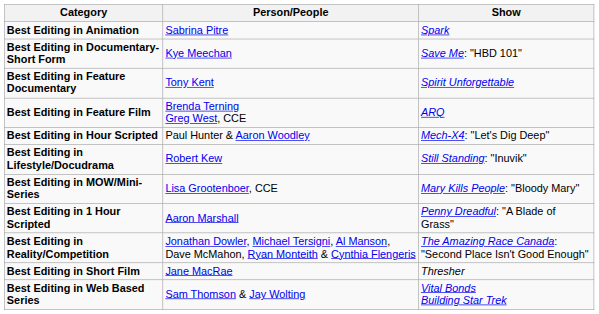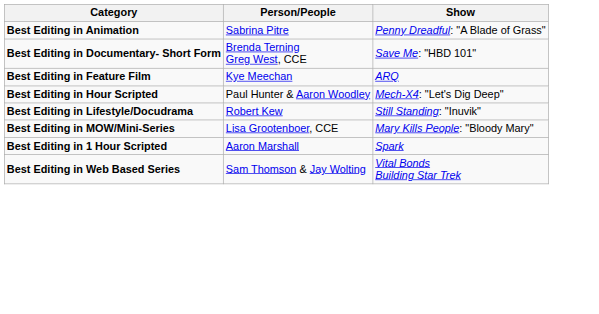(435, 30) Spark -> (460, 30) Penny Dreadful: "A Blade of Grass"
(199, 53) Kye Meechan -> (266, 53) Brenda Terning Greg West, CCE
- row: (66, 83)
(206, 112) Brenda Terning Greg West, CCE -> (259, 77) Kye Meechan
(488, 218) Penny Dreadful: "A Blade of Grass" -> (389, 146) Spark
- row: (58, 247)
- row: (73, 271)
